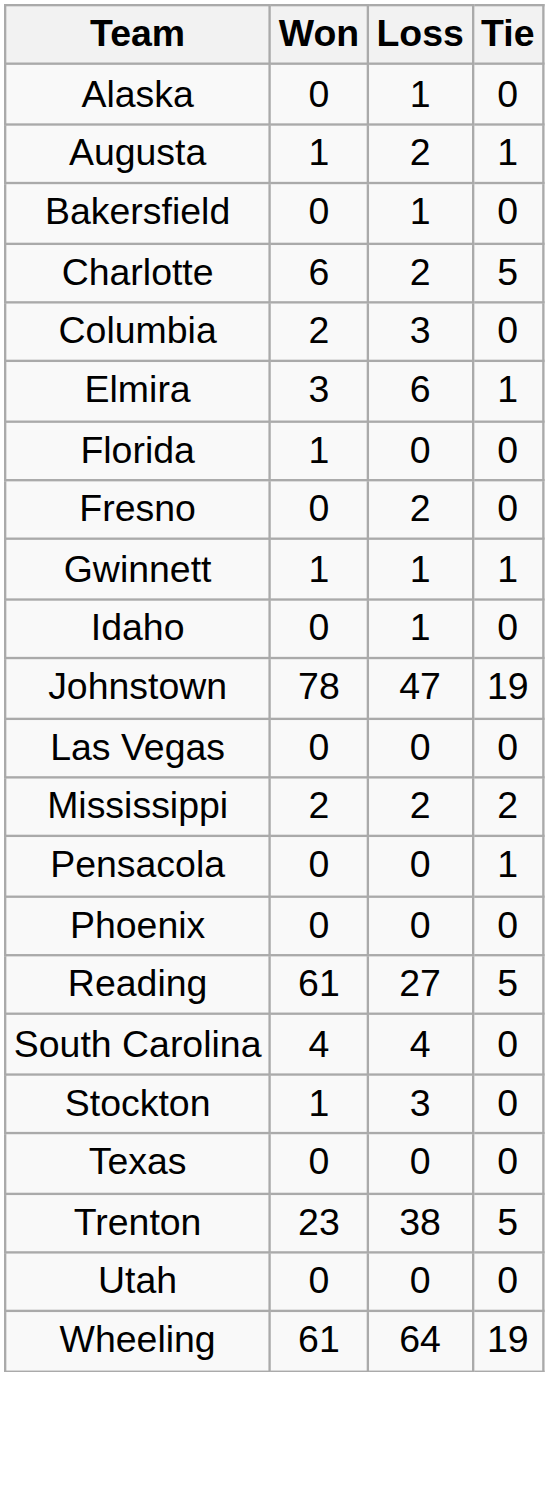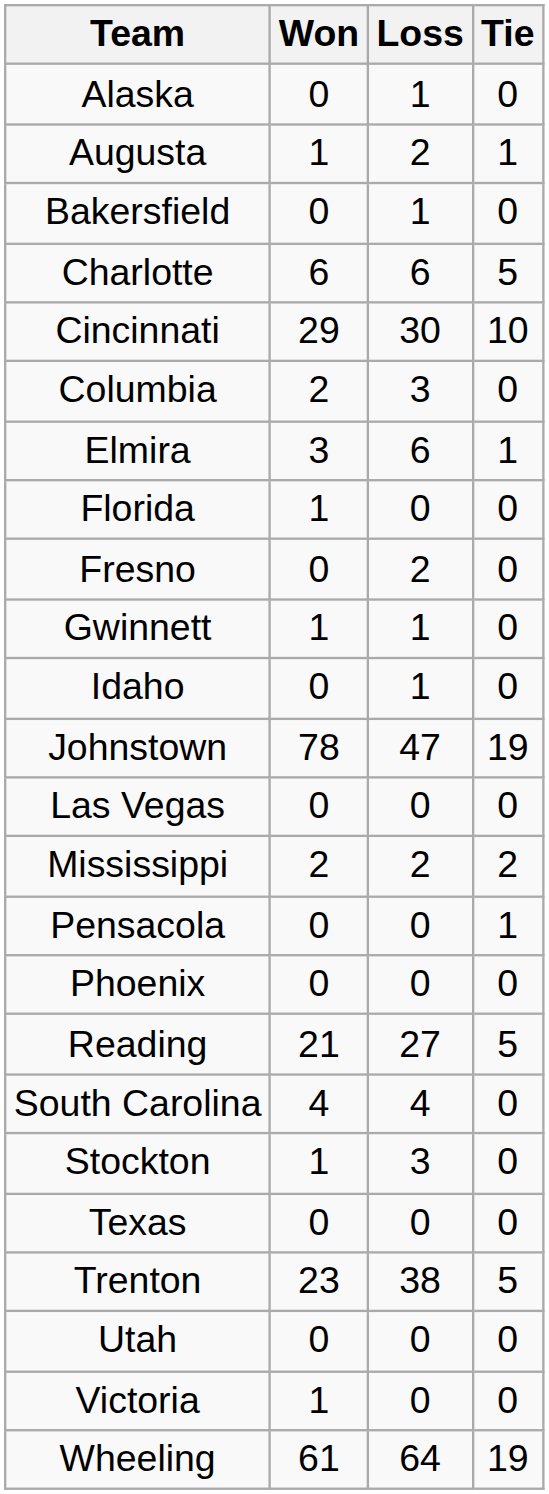(420, 271) 2 -> (420, 271) 6
+ row: (138, 331)
(508, 568) 1 -> (508, 627) 0
(319, 984) 61 -> (319, 1043) 21
+ row: (138, 1399)
